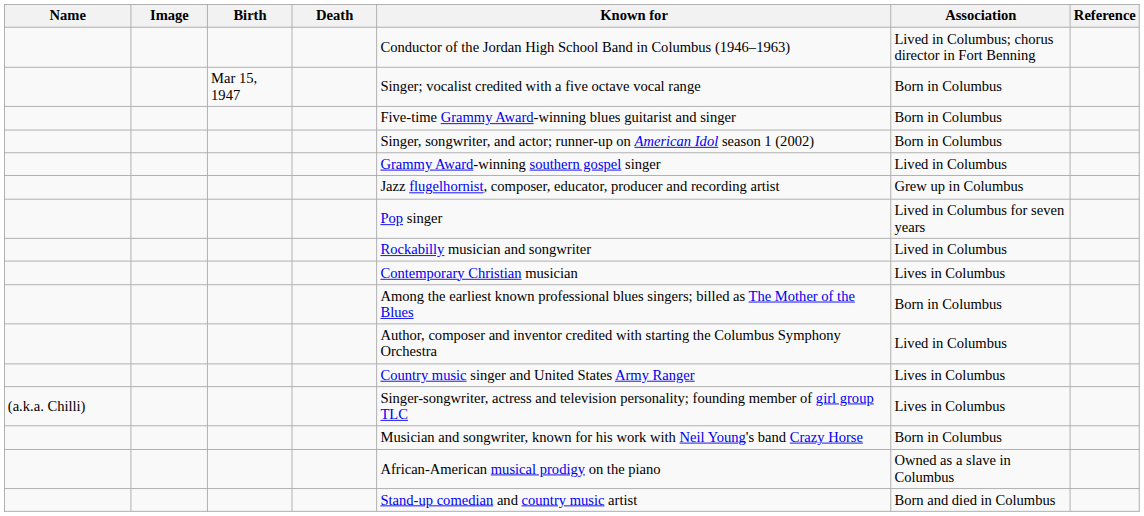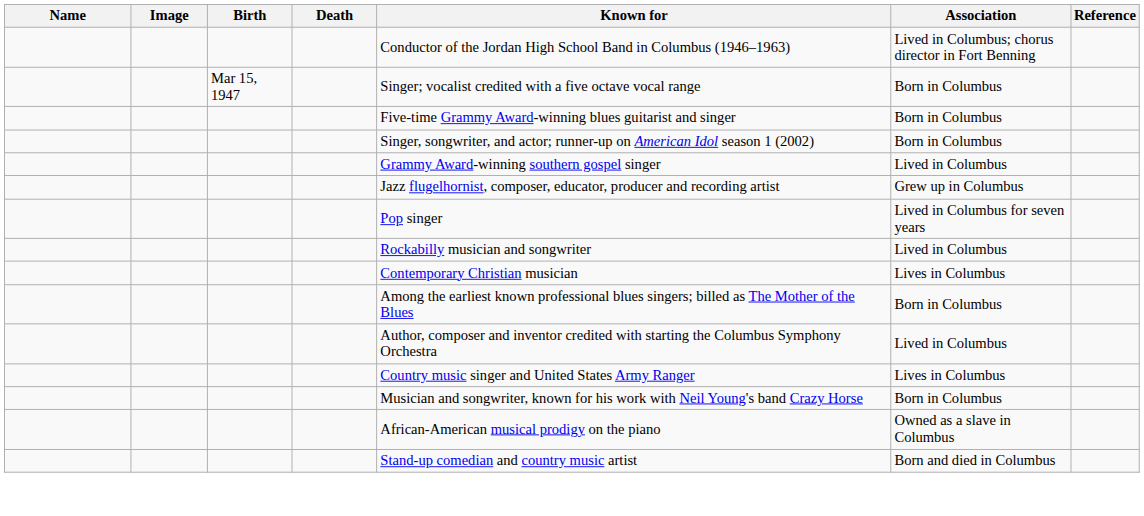- row: (47, 406)
